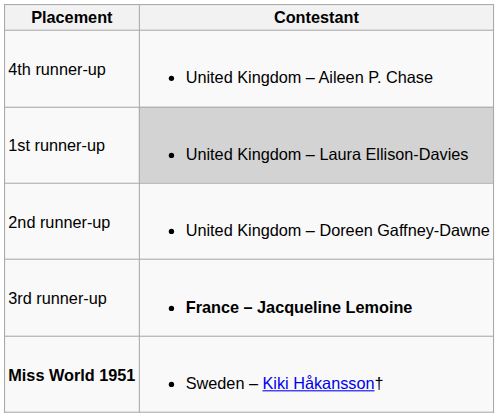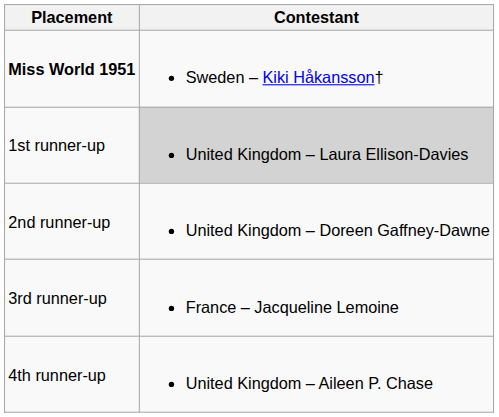rows swapped: (72, 374) <-> (57, 69)
(316, 307) bold -> (316, 307) normal
